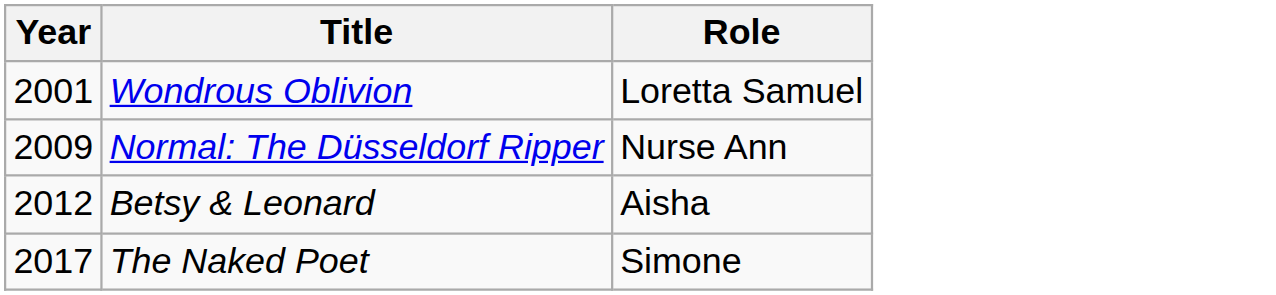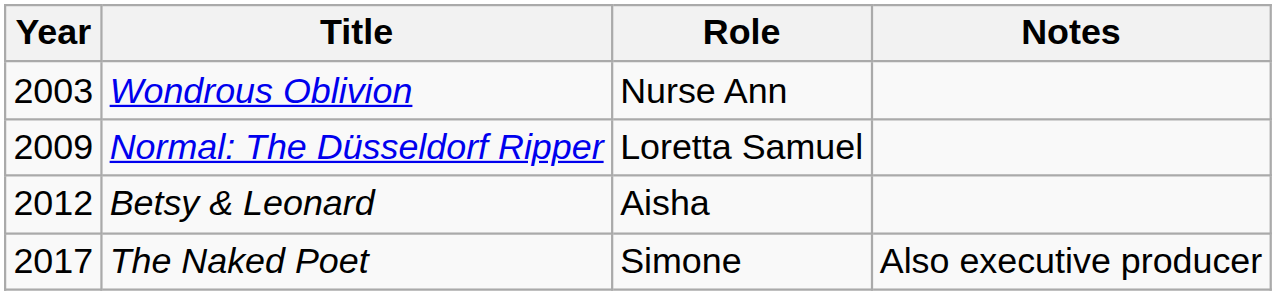+ column: (1071, 32)
(53, 89) 2001 -> (53, 89) 2003
(742, 89) Loretta Samuel -> (704, 89) Nurse Ann
(704, 146) Nurse Ann -> (742, 146) Loretta Samuel
